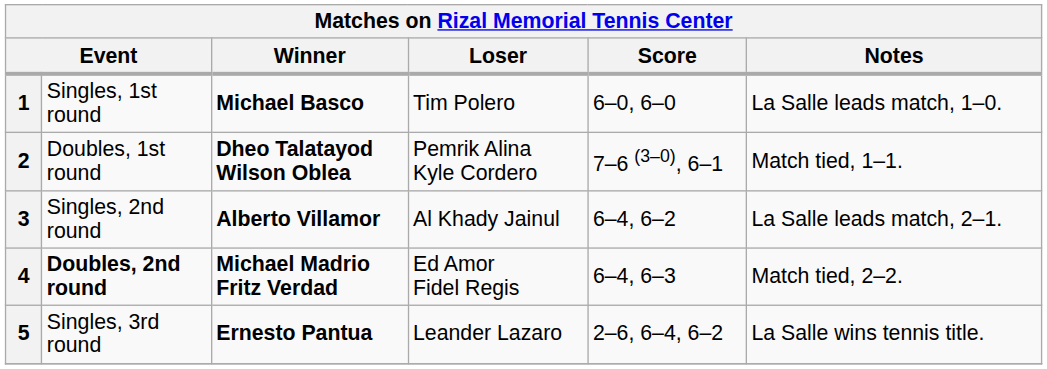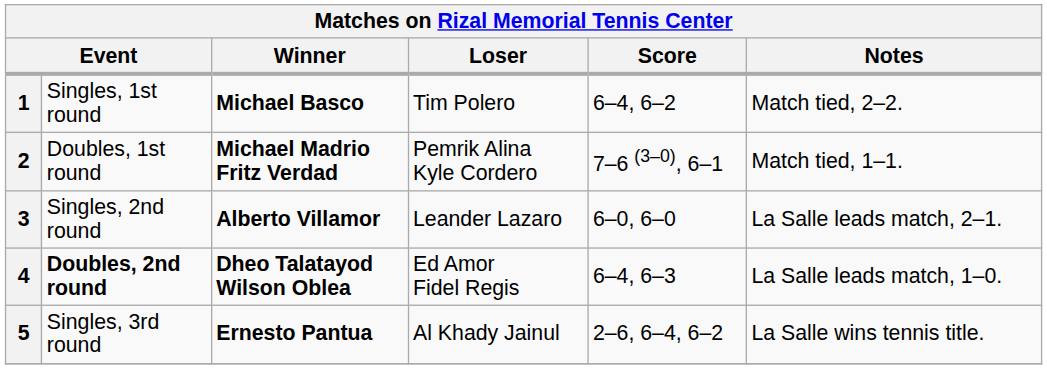(634, 103) 6–0, 6–0 -> (634, 103) 6–4, 6–2
(877, 103) La Salle leads match, 1–0. -> (827, 103) Match tied, 2–2.
(295, 161) Dheo Talatayod Wilson Oblea -> (293, 161) Michael Madrio Fritz Verdad
(486, 218) Al Khady Jainul -> (488, 218) Leander Lazaro
(634, 218) 6–4, 6–2 -> (634, 218) 6–0, 6–0
(293, 276) Michael Madrio Fritz Verdad -> (295, 276) Dheo Talatayod Wilson Oblea
(827, 276) Match tied, 2–2. -> (877, 276) La Salle leads match, 1–0.
(488, 334) Leander Lazaro -> (486, 334) Al Khady Jainul
